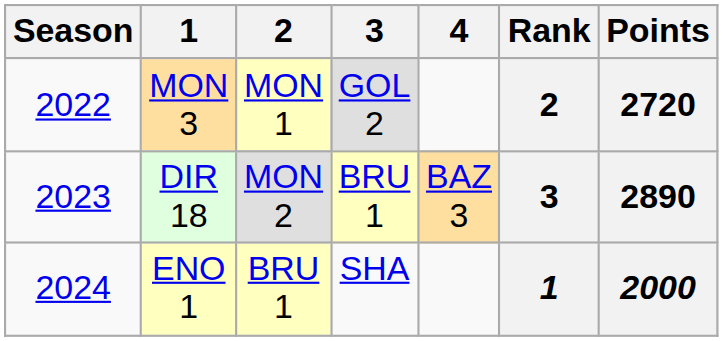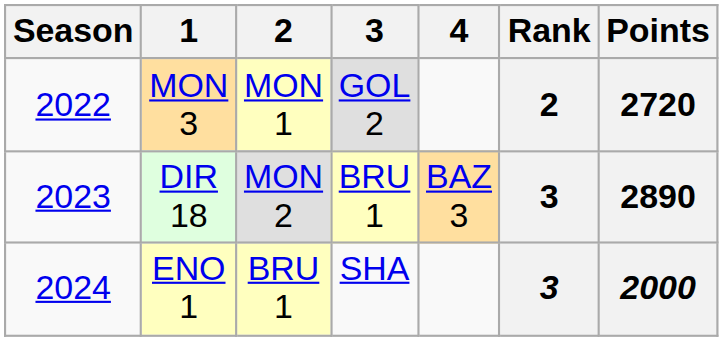(549, 288) 1 -> (549, 288) 3
